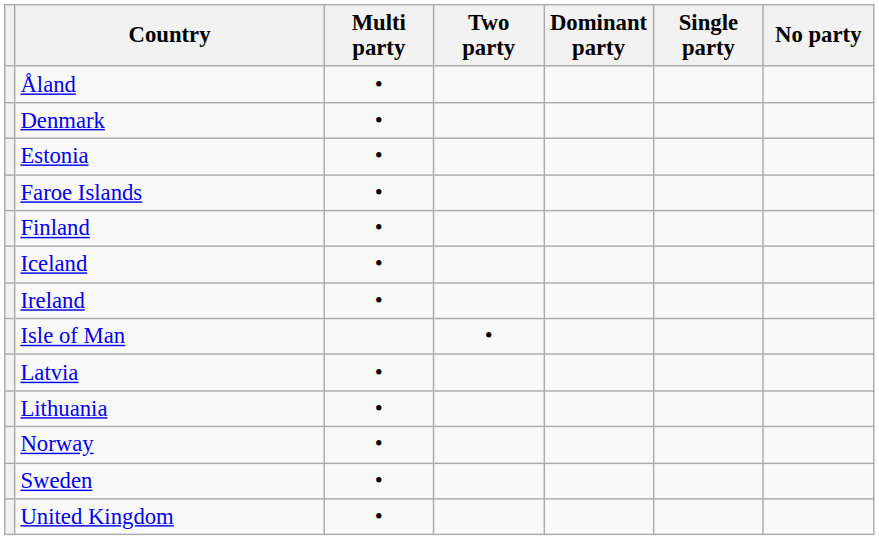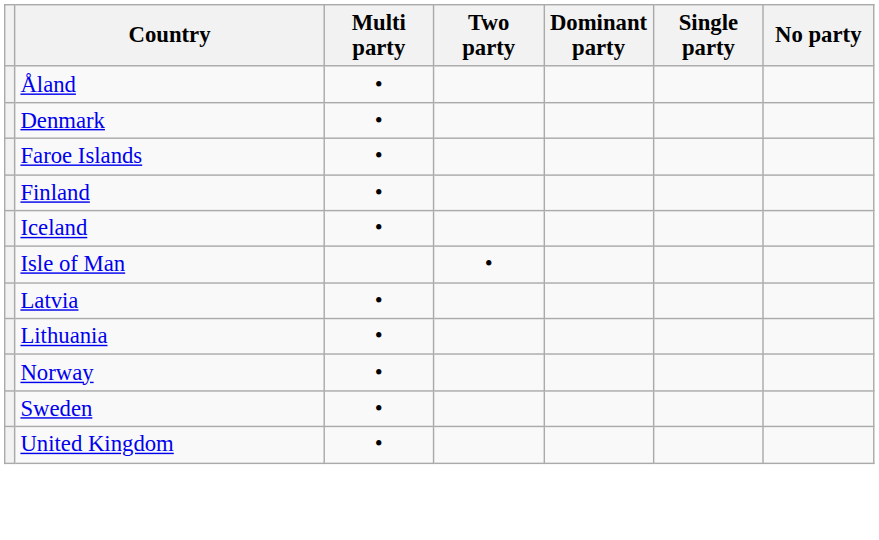- row: (54, 156)
- row: (53, 300)
